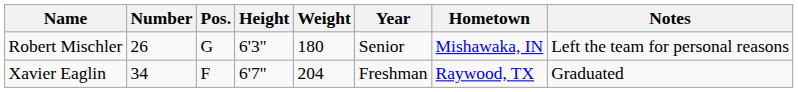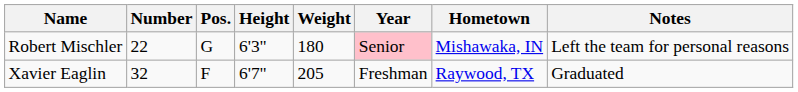(139, 45) 26 -> (139, 45) 22
(382, 45) no background -> (382, 45) pink background
(139, 73) 34 -> (139, 73) 32
(311, 73) 204 -> (311, 73) 205
